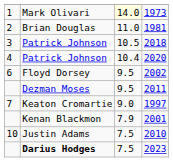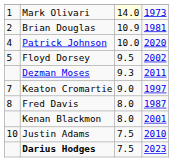(128, 27) 11.0 -> (128, 27) 10.9
- row: (65, 42)
(128, 58) 10.4 -> (128, 42) 10.0
(9, 73) 6 -> (9, 58) 5
(125, 88) 9.5 -> (125, 73) 9.3
+ row: (50, 104)
(125, 119) 7.9 -> (125, 119) 8.0
